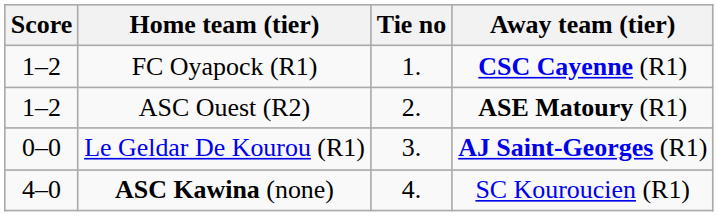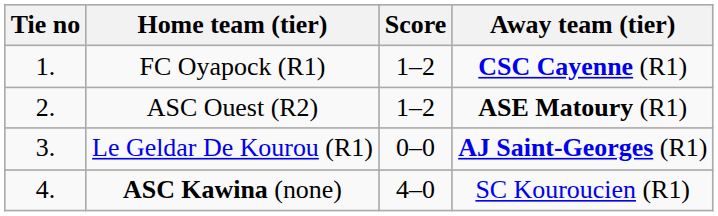columns swapped: (412, 25) <-> (42, 25)
